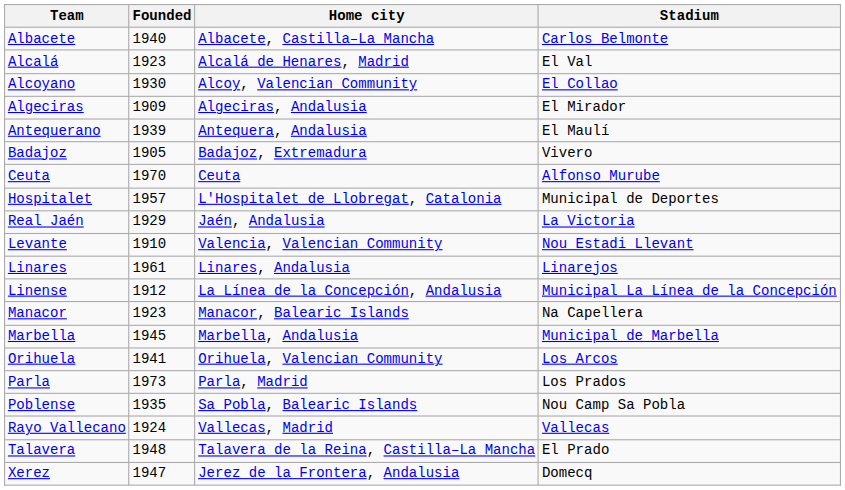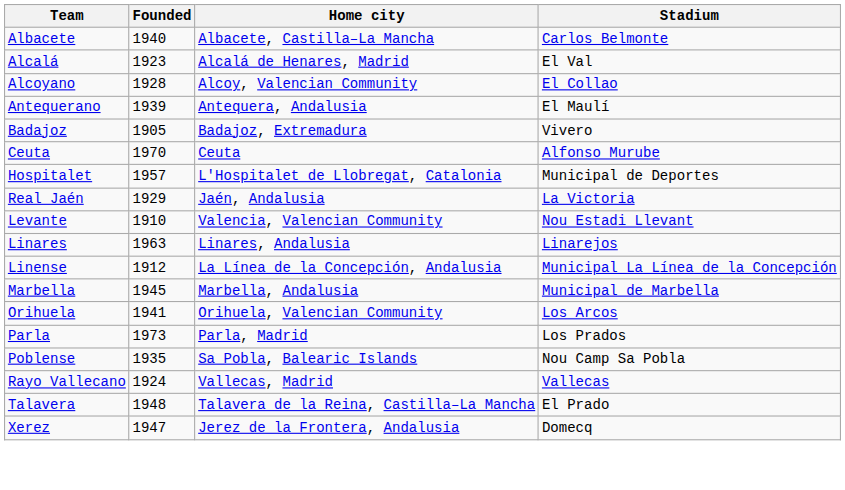(149, 85) 1930 -> (149, 85) 1928
- row: (46, 108)
(149, 268) 1961 -> (149, 245) 1963
- row: (37, 313)
